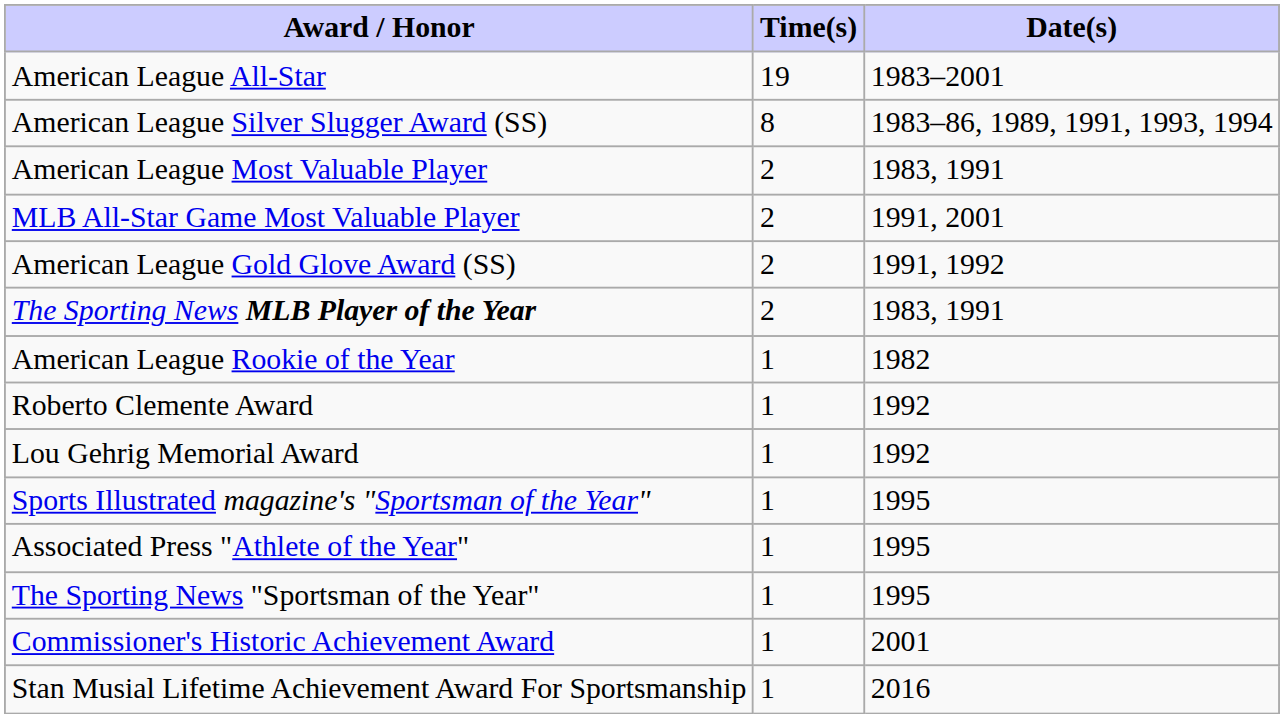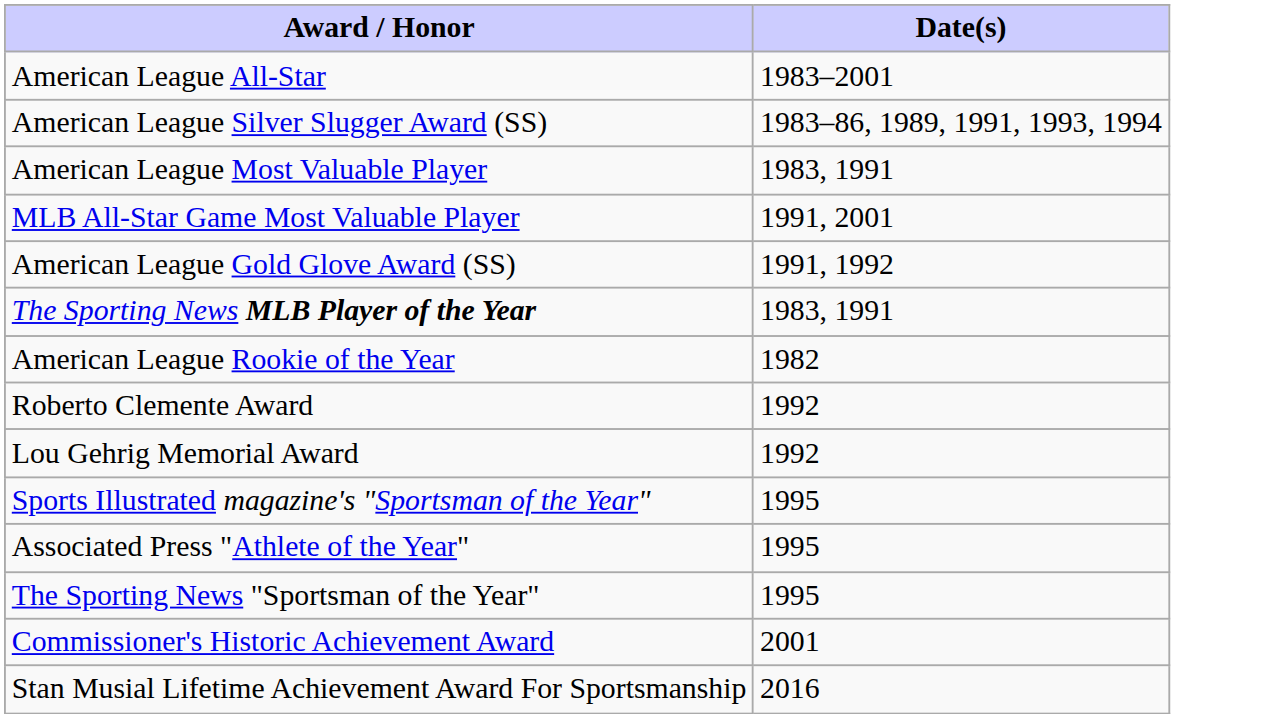- column: (809, 28)
